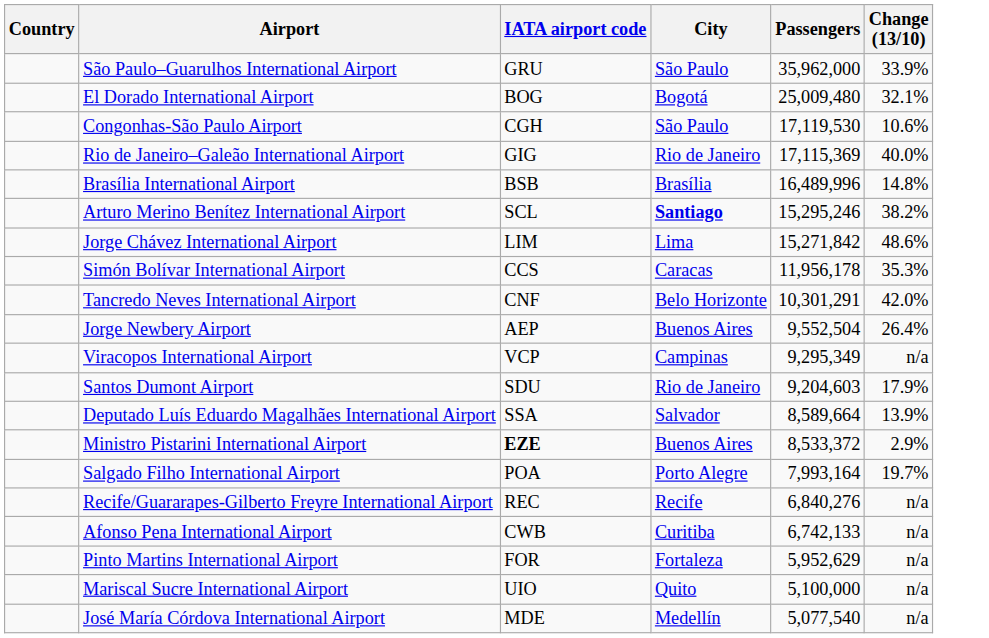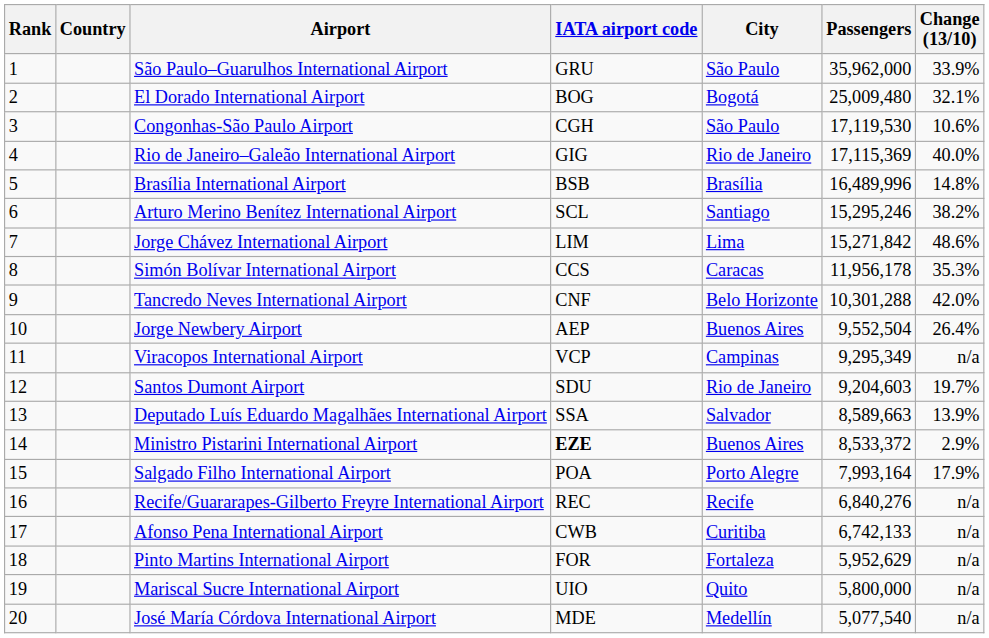+ column: (30, 29)
(689, 213) bold -> (738, 213) normal
(819, 299) 10,301,291 -> (870, 299) 10,301,288
(905, 386) 17.9% -> (956, 386) 19.7%
(824, 415) 8,589,664 -> (875, 415) 8,589,663
(905, 473) 19.7% -> (956, 473) 17.9%
(824, 589) 5,100,000 -> (875, 589) 5,800,000
